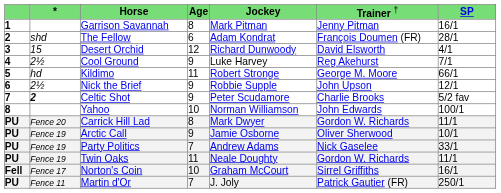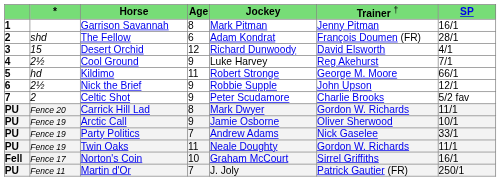(33, 98) bold -> (33, 98) normal
- row: (95, 110)
